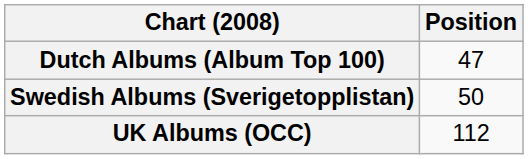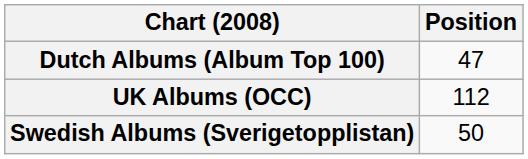rows swapped: (212, 97) <-> (212, 134)
